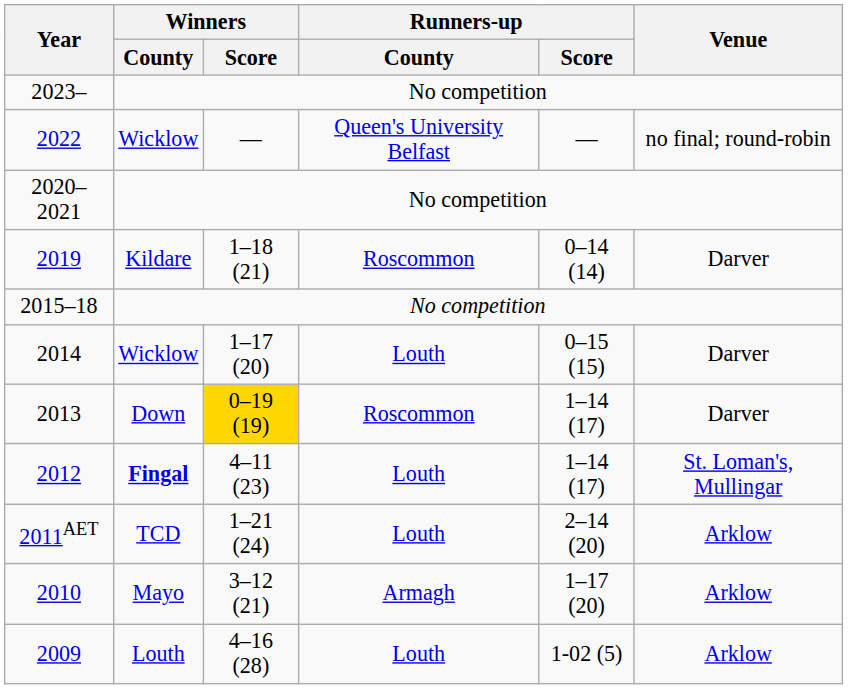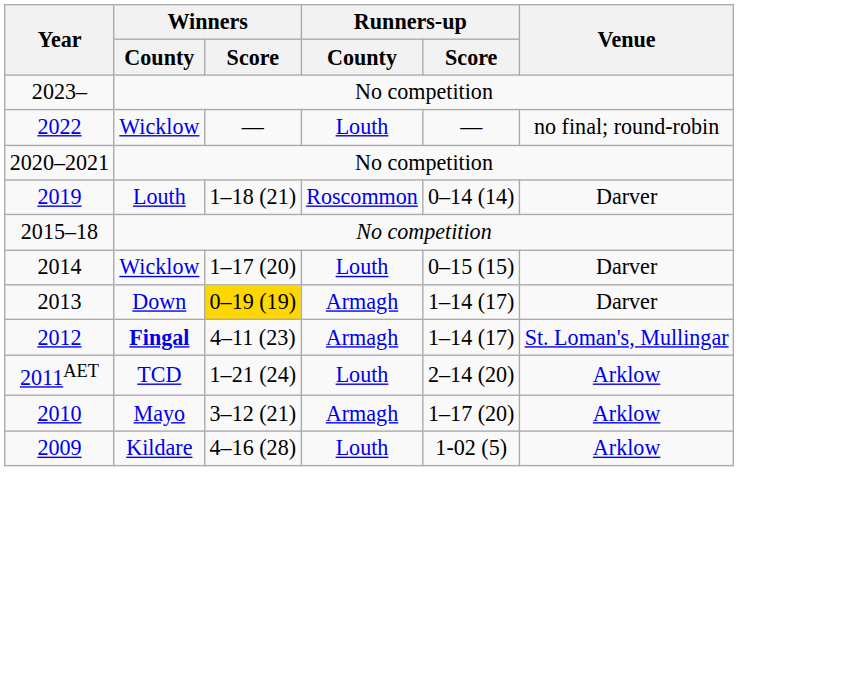(419, 139) Queen's University Belfast -> (362, 127) Louth
(158, 259) Kildare -> (159, 197) Louth
(419, 413) Roscommon -> (362, 302) Armagh
(419, 473) Louth -> (362, 337) Armagh
(158, 653) Louth -> (159, 448) Kildare
